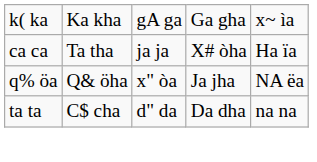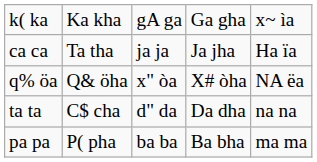(219, 50) X# òha -> (213, 50) Ja jha
(213, 80) Ja jha -> (219, 80) X# òha
+ row: (30, 141)
